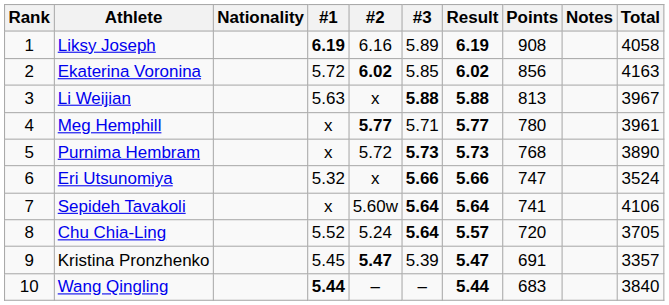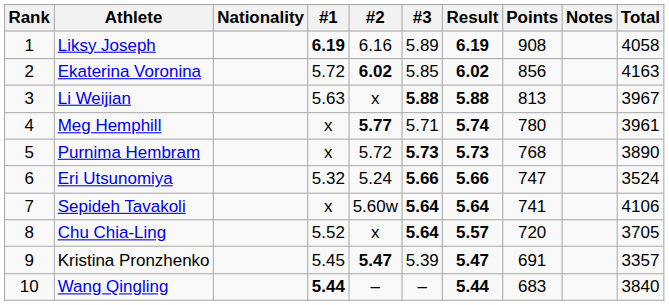(472, 125) 5.77 -> (472, 125) 5.74
(375, 179) x -> (375, 179) 5.24
(375, 233) 5.24 -> (375, 233) x
